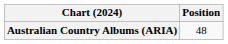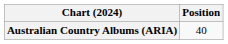(201, 30) 48 -> (201, 30) 40
